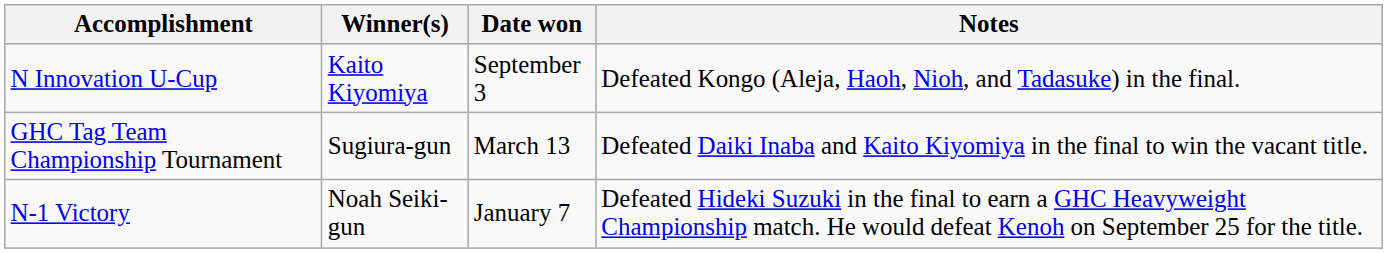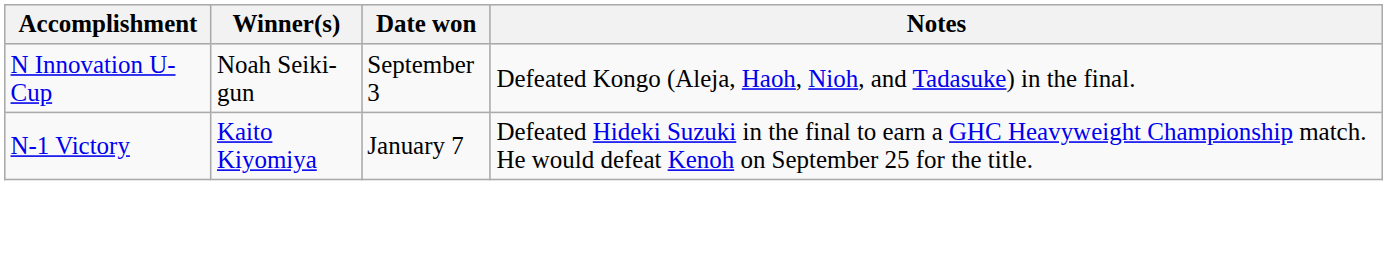(378, 77) Kaito Kiyomiya -> (277, 77) Noah Seiki-gun
- row: (146, 145)
(388, 213) Noah Seiki-gun -> (267, 145) Kaito Kiyomiya
